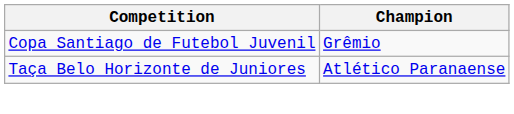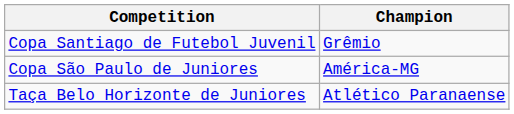+ row: (133, 70)
